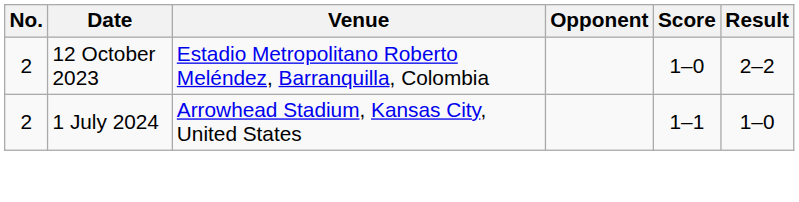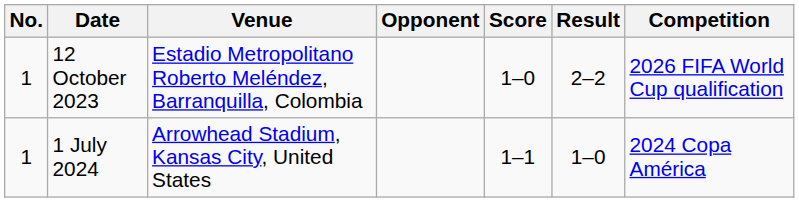+ column: (709, 20)
(26, 65) 2 -> (26, 77) 1
(26, 122) 2 -> (26, 157) 1
